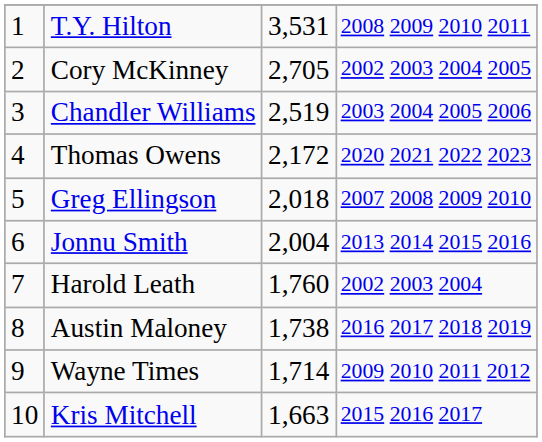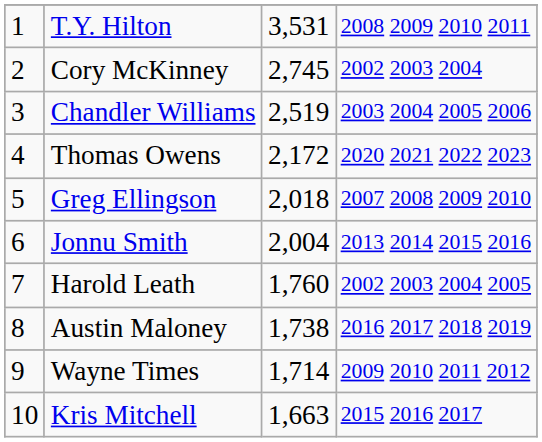(299, 69) 2,705 -> (299, 69) 2,745
(436, 69) 2002 2003 2004 2005 -> (411, 69) 2002 2003 2004
(411, 284) 2002 2003 2004 -> (436, 284) 2002 2003 2004 2005
